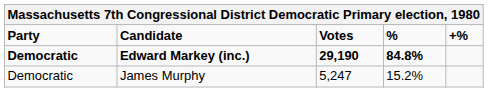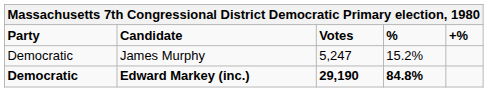rows swapped: (185, 55) <-> (162, 76)
